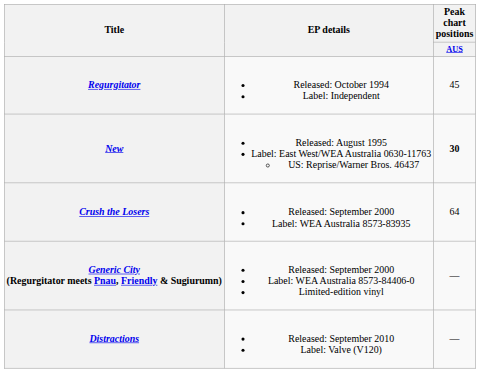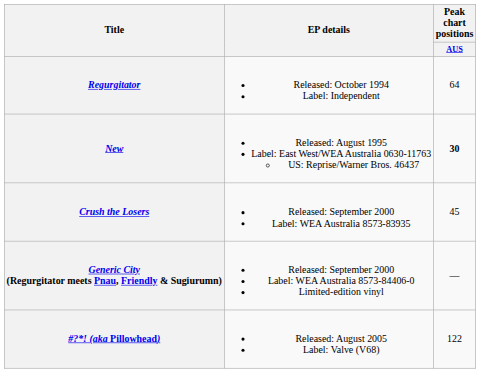(455, 85) 45 -> (455, 85) 64
(455, 212) 64 -> (455, 212) 45
+ row: (114, 339)
- row: (114, 339)
